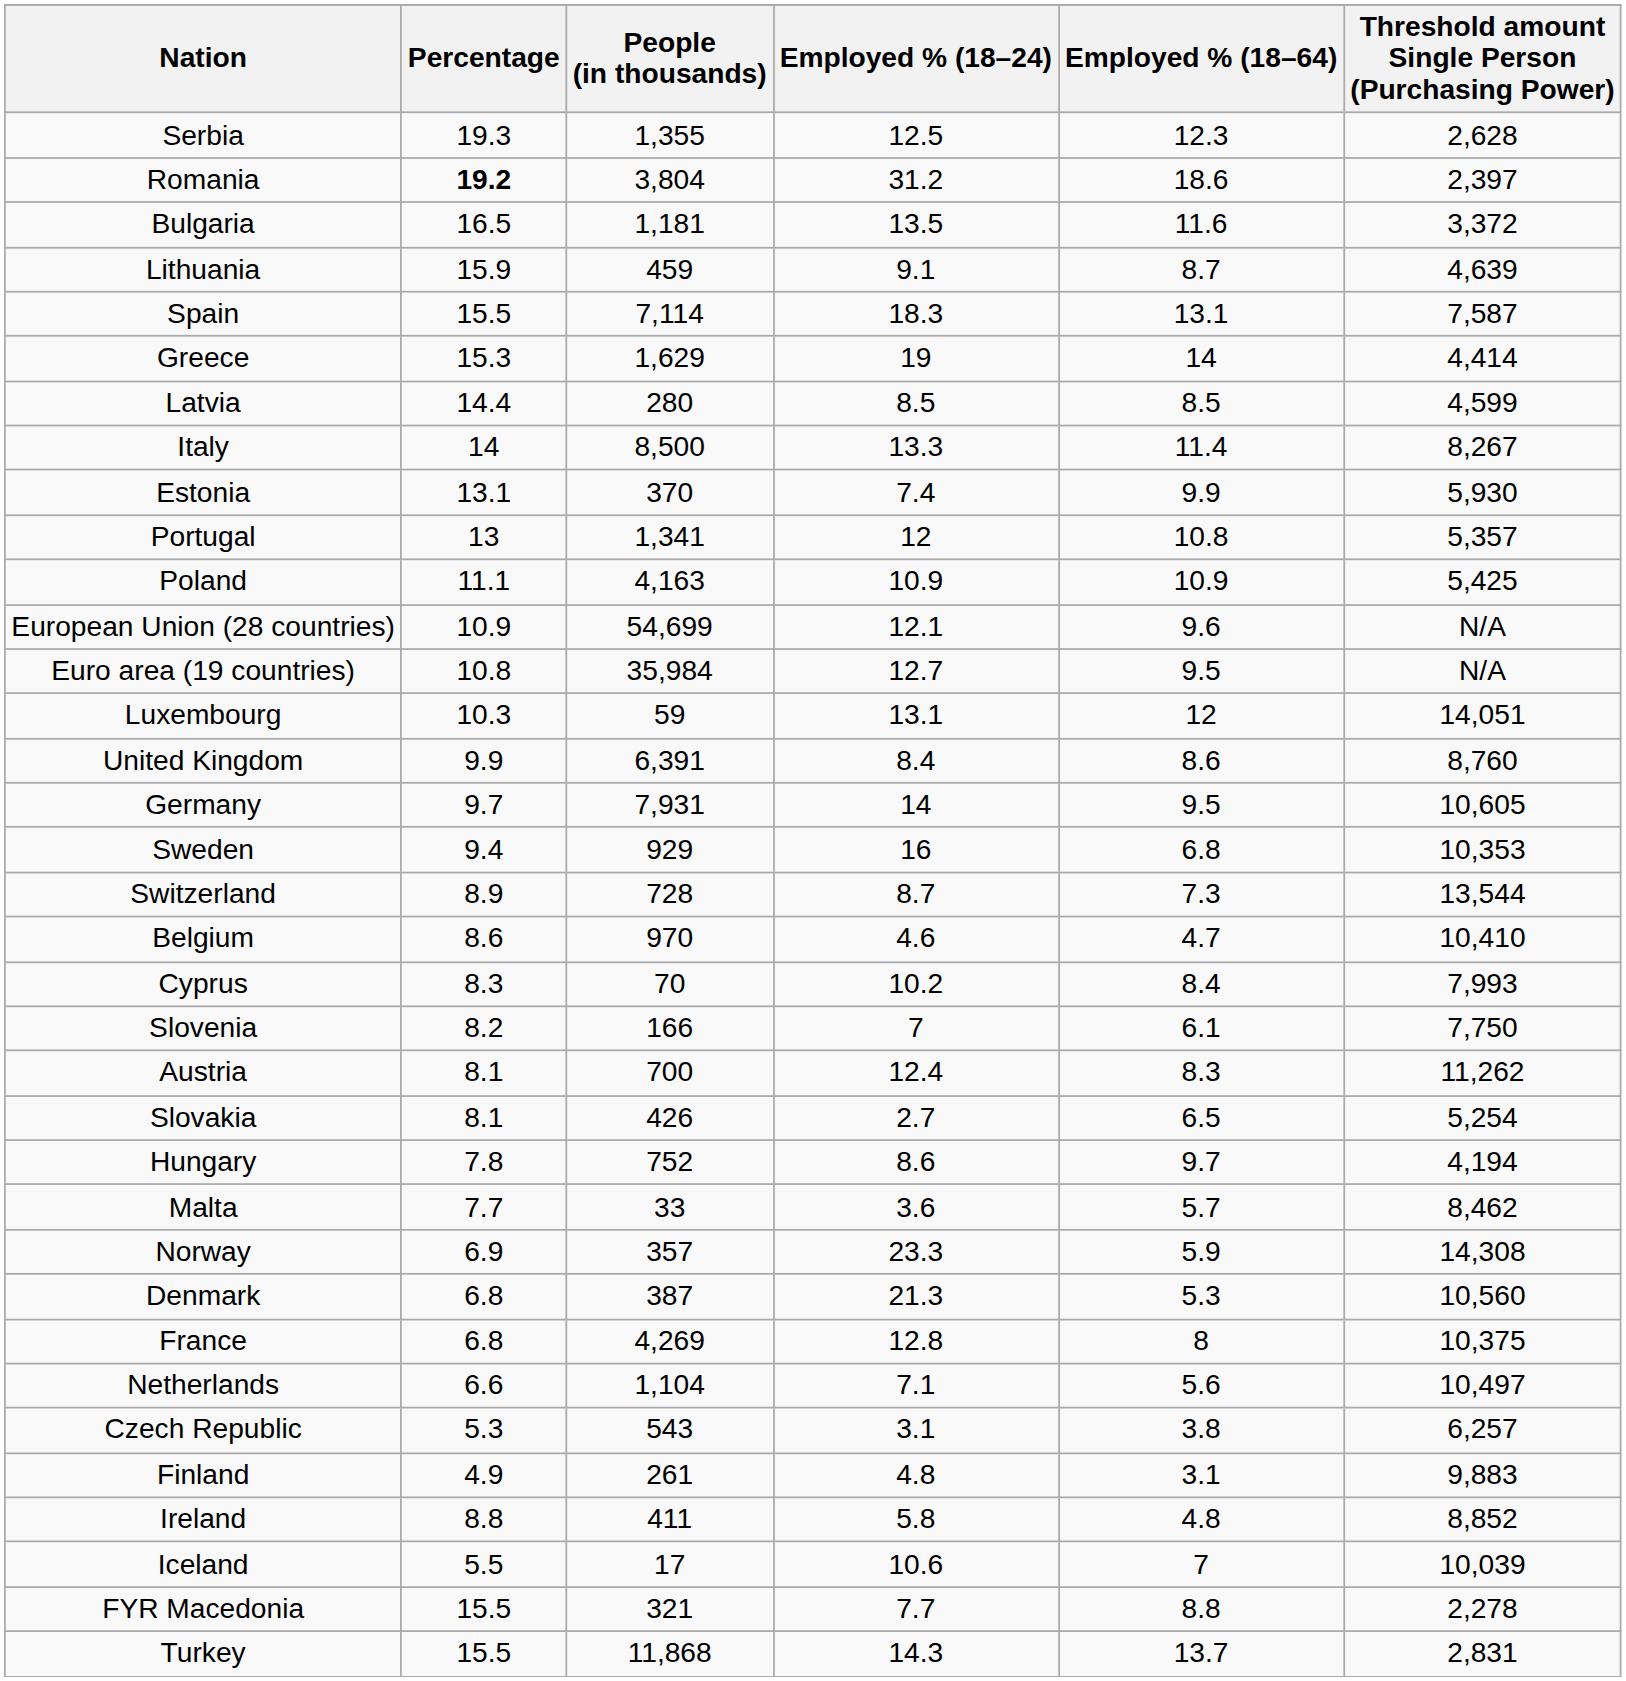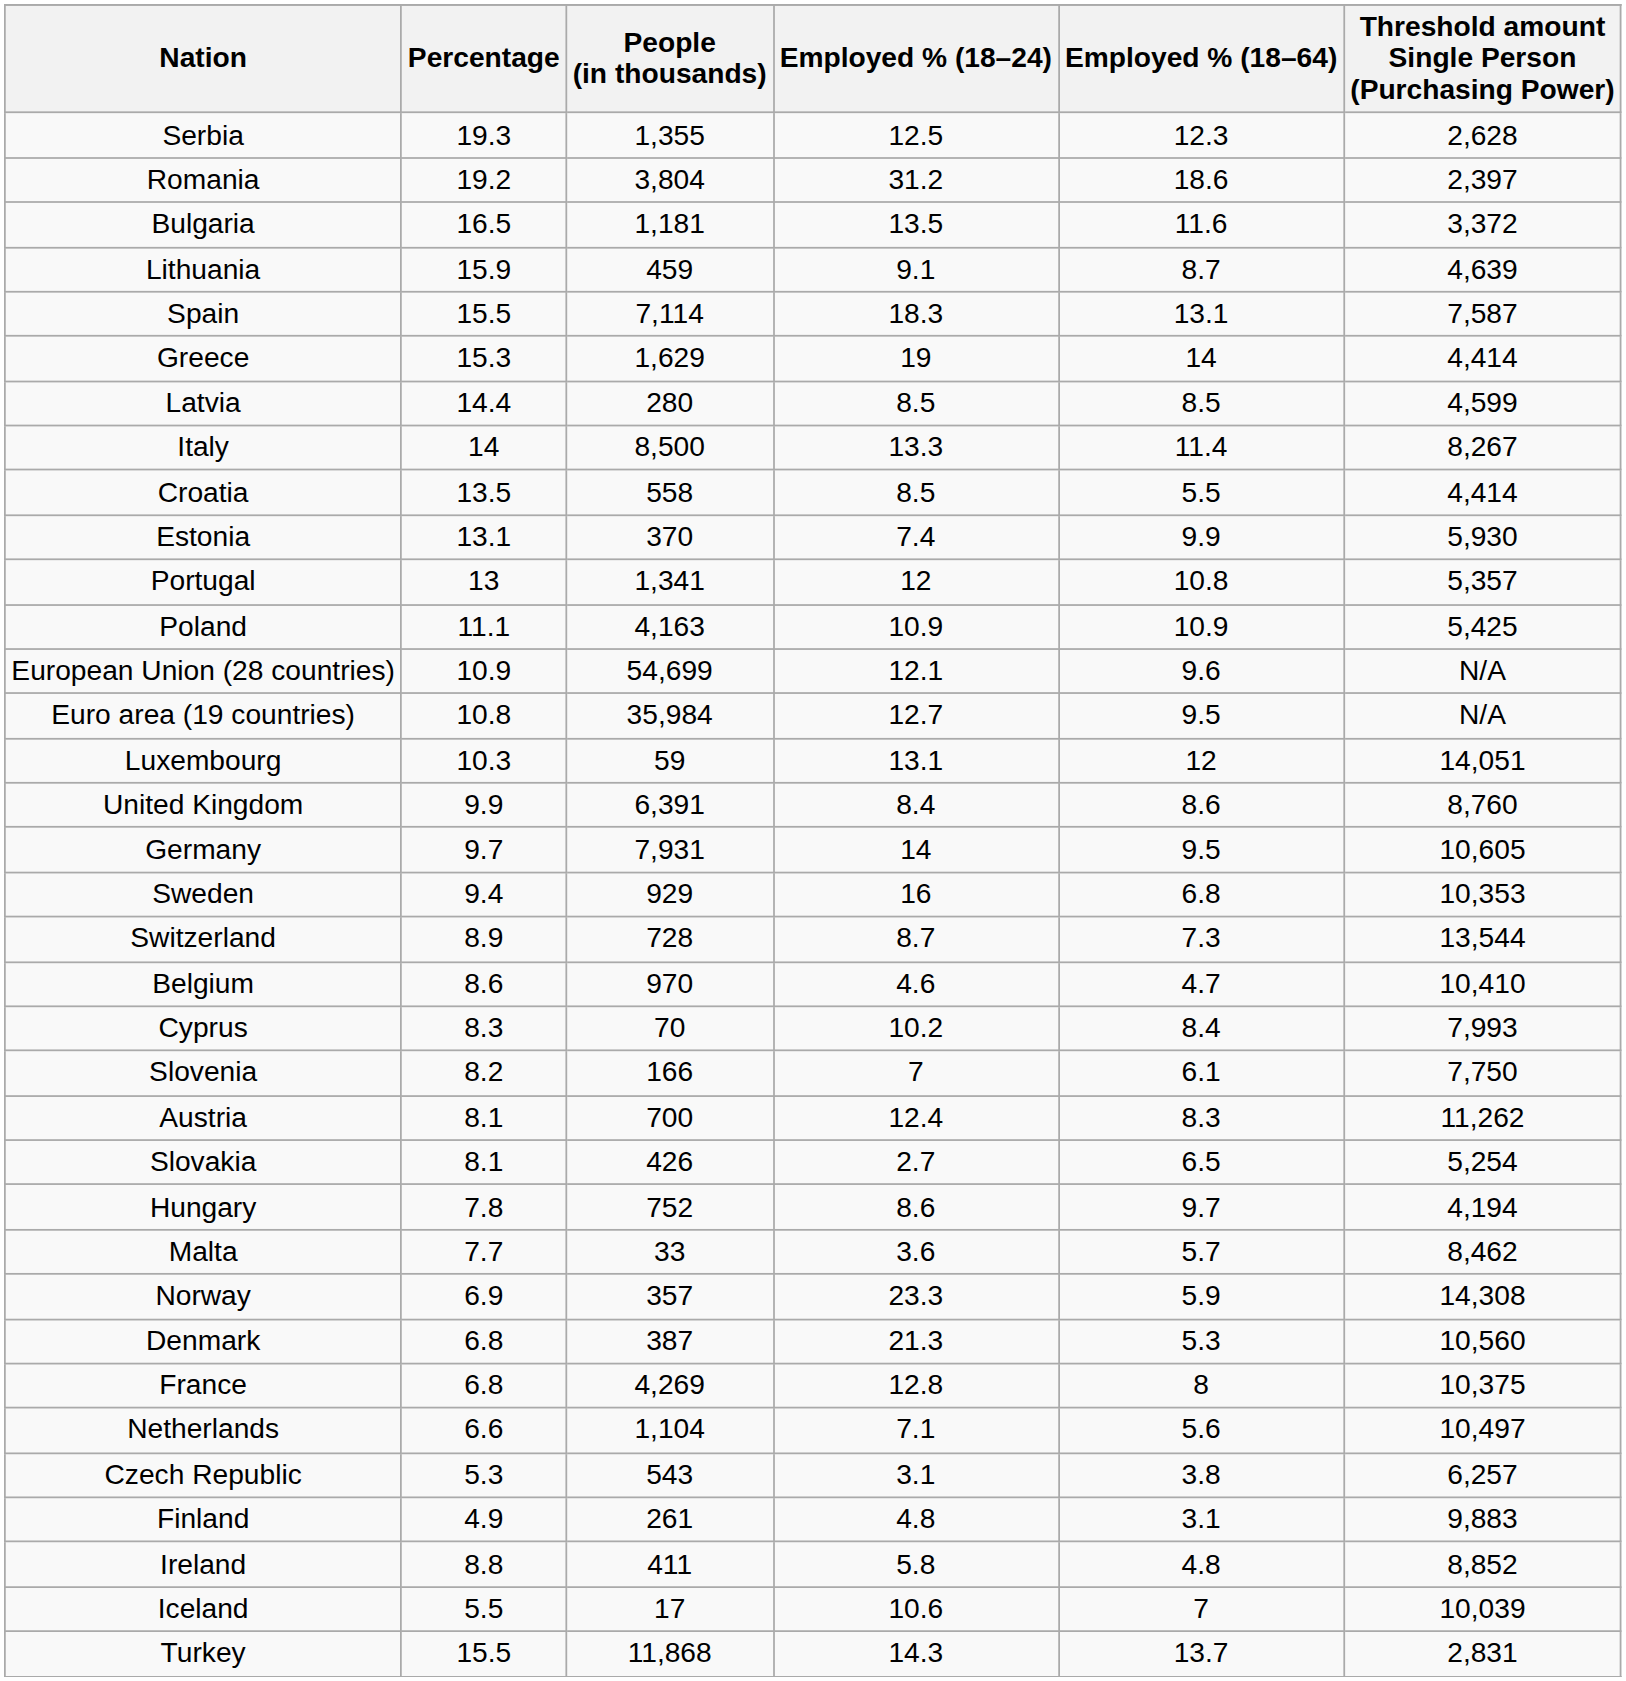(484, 179) bold -> (484, 179) normal
+ row: (203, 492)
- row: (203, 1608)
